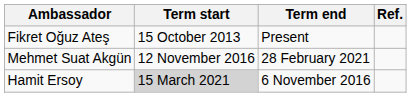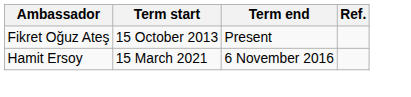- row: (70, 59)
(184, 80) lightgrey background -> (162, 59) no background
